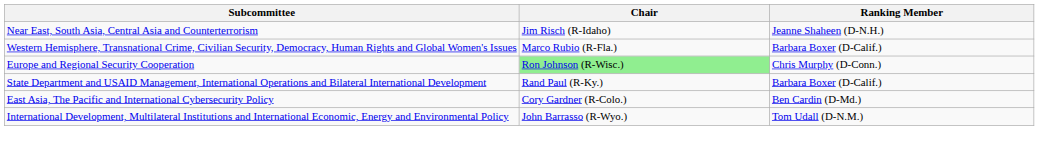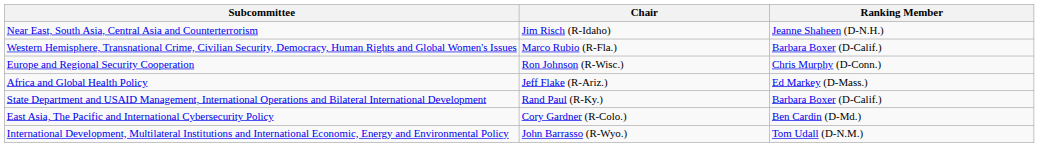(573, 64) lightgreen background -> (573, 64) no background
+ row: (77, 82)
